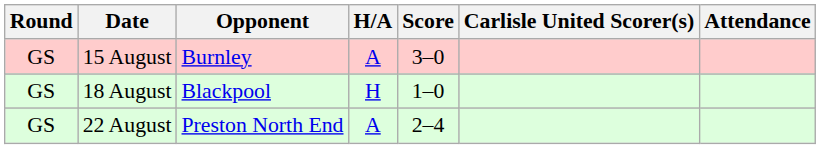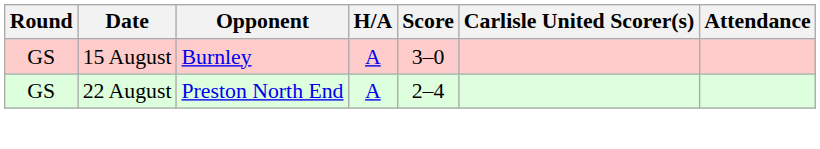- row: (127, 90)
